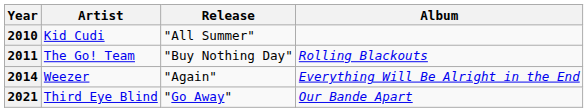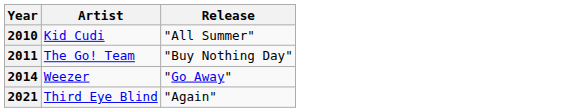- column: (439, 15)
(190, 76) "Again" -> (198, 76) "Go Away"
(198, 97) "Go Away" -> (190, 97) "Again"
